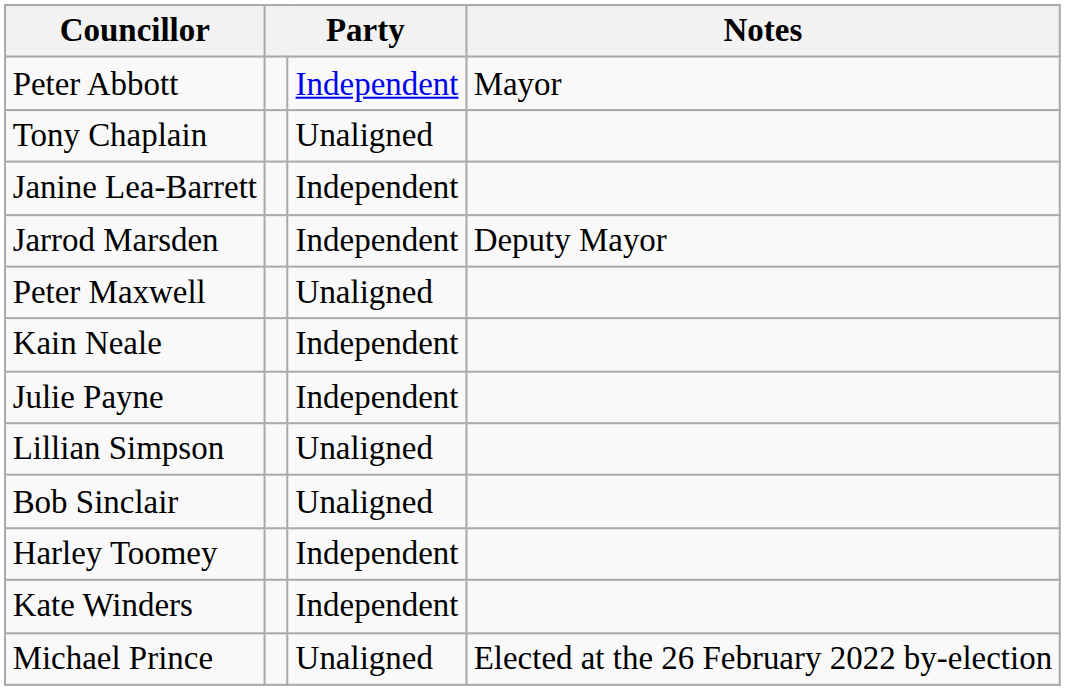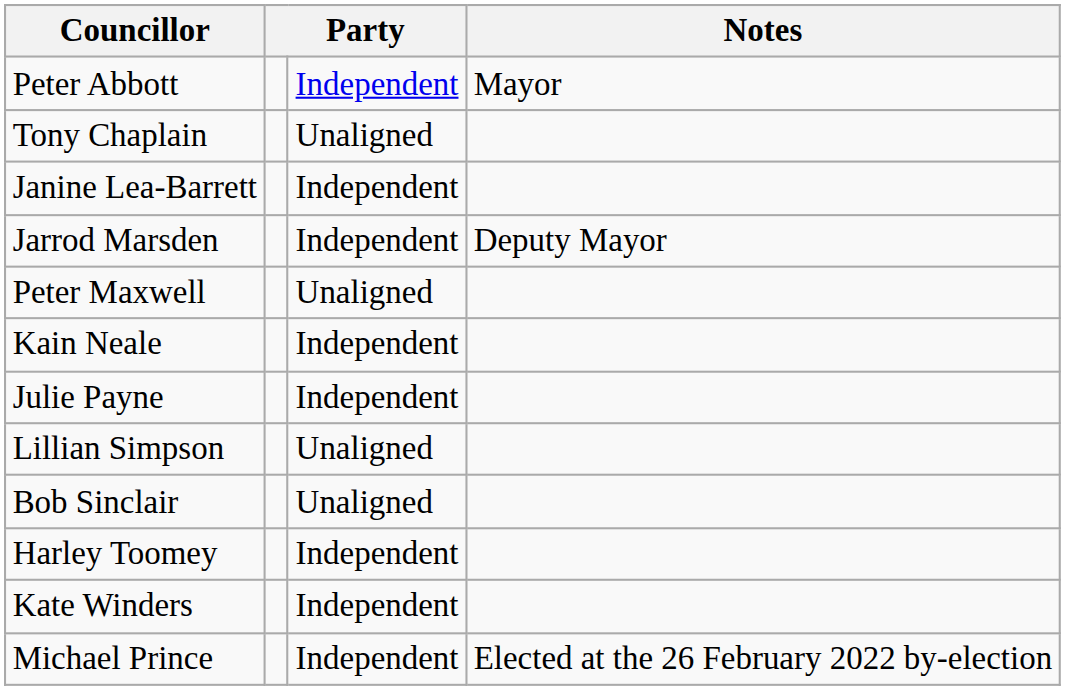(364, 657) Unaligned -> (377, 657) Independent
